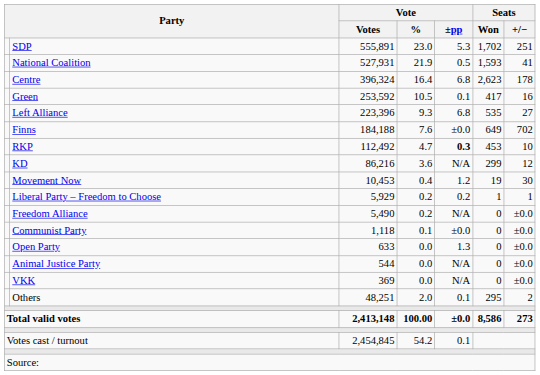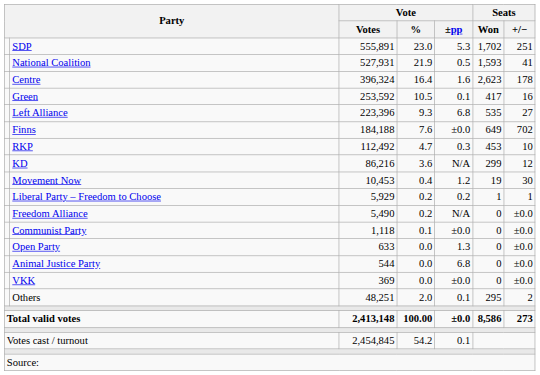(464, 79) 6.8 -> (464, 79) 1.6
(464, 146) bold -> (464, 146) normal
(461, 264) N/A -> (464, 264) 6.8
(461, 280) N/A -> (461, 280) ±0.0
